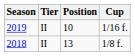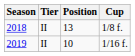rows swapped: (17, 43) <-> (17, 28)
